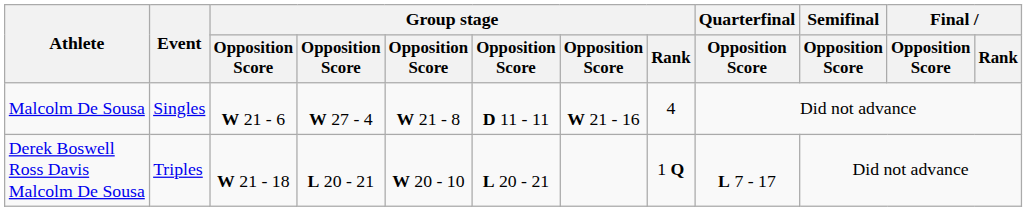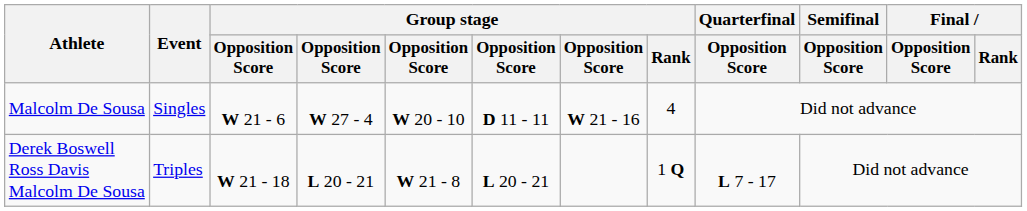(428, 118) W 21 - 8 -> (428, 118) W 20 - 10
(428, 180) W 20 - 10 -> (428, 180) W 21 - 8
